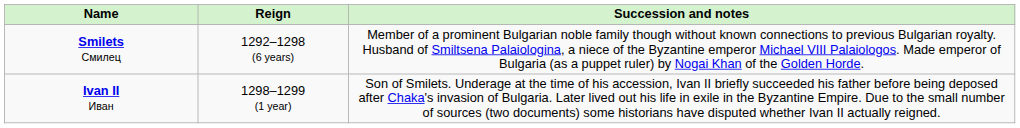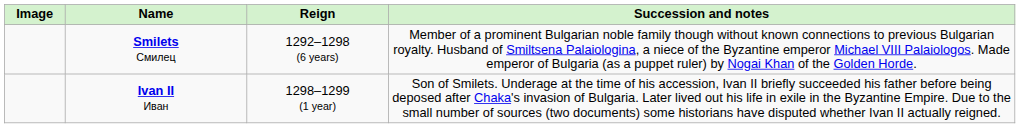+ column: (35, 14)
